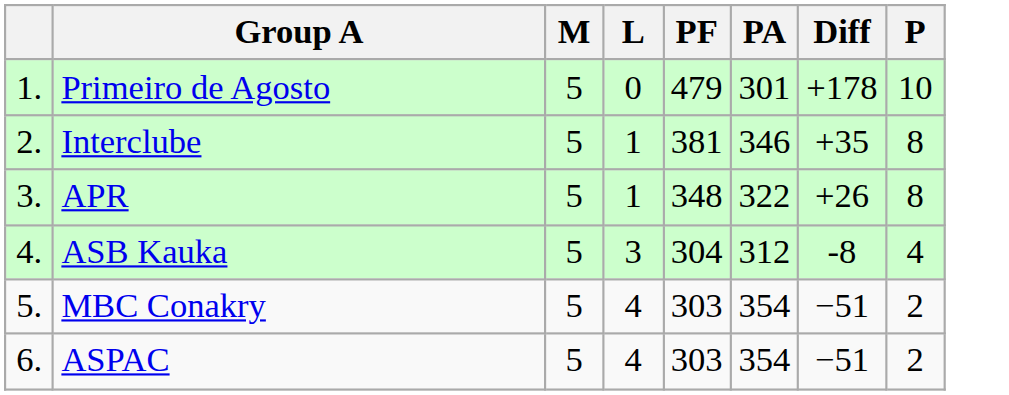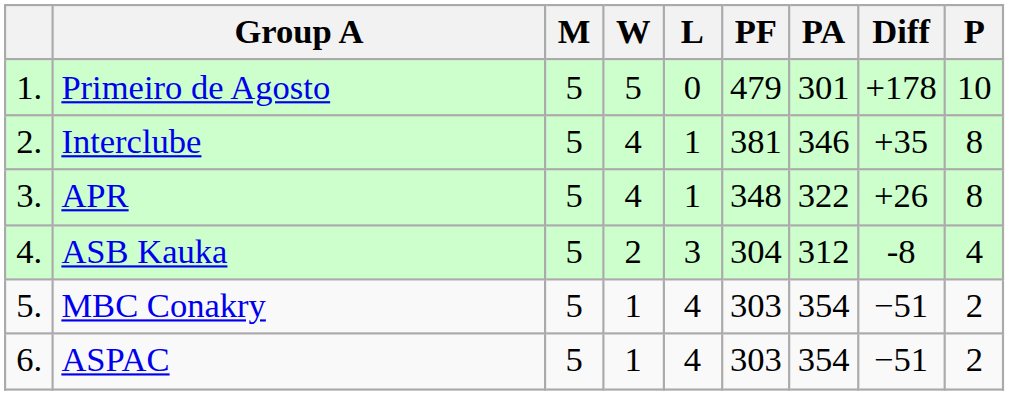+ column: (633, 31)
